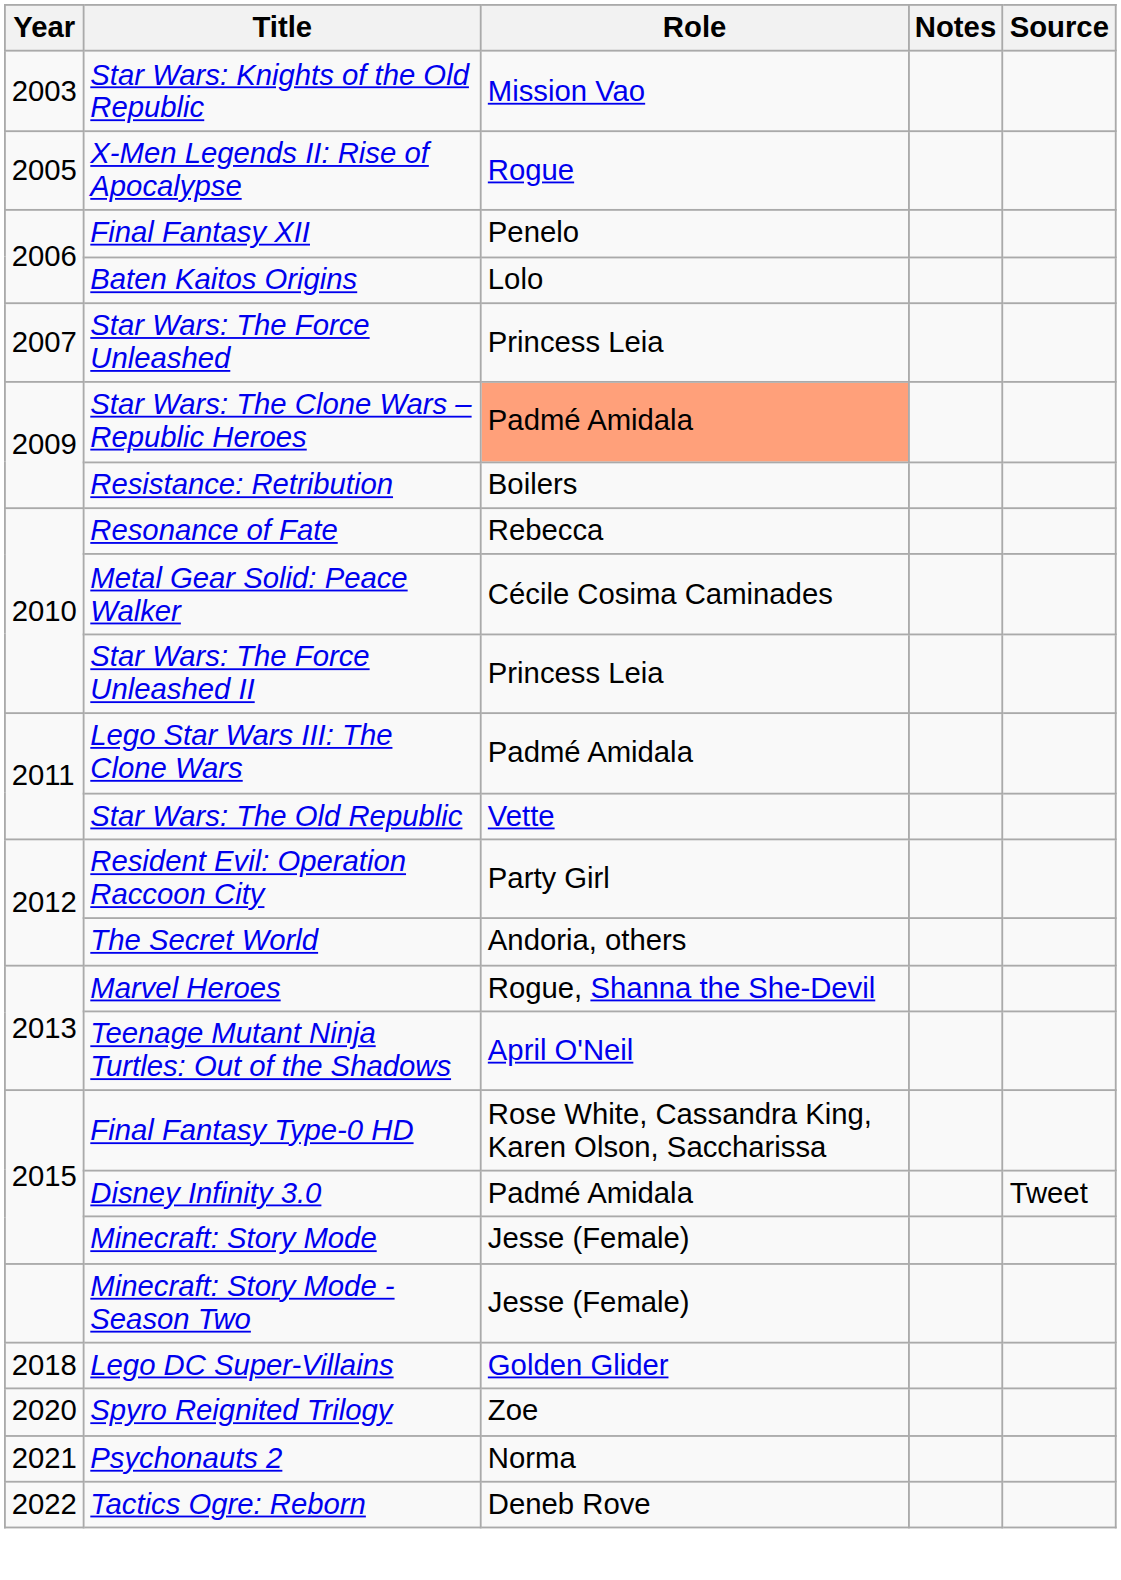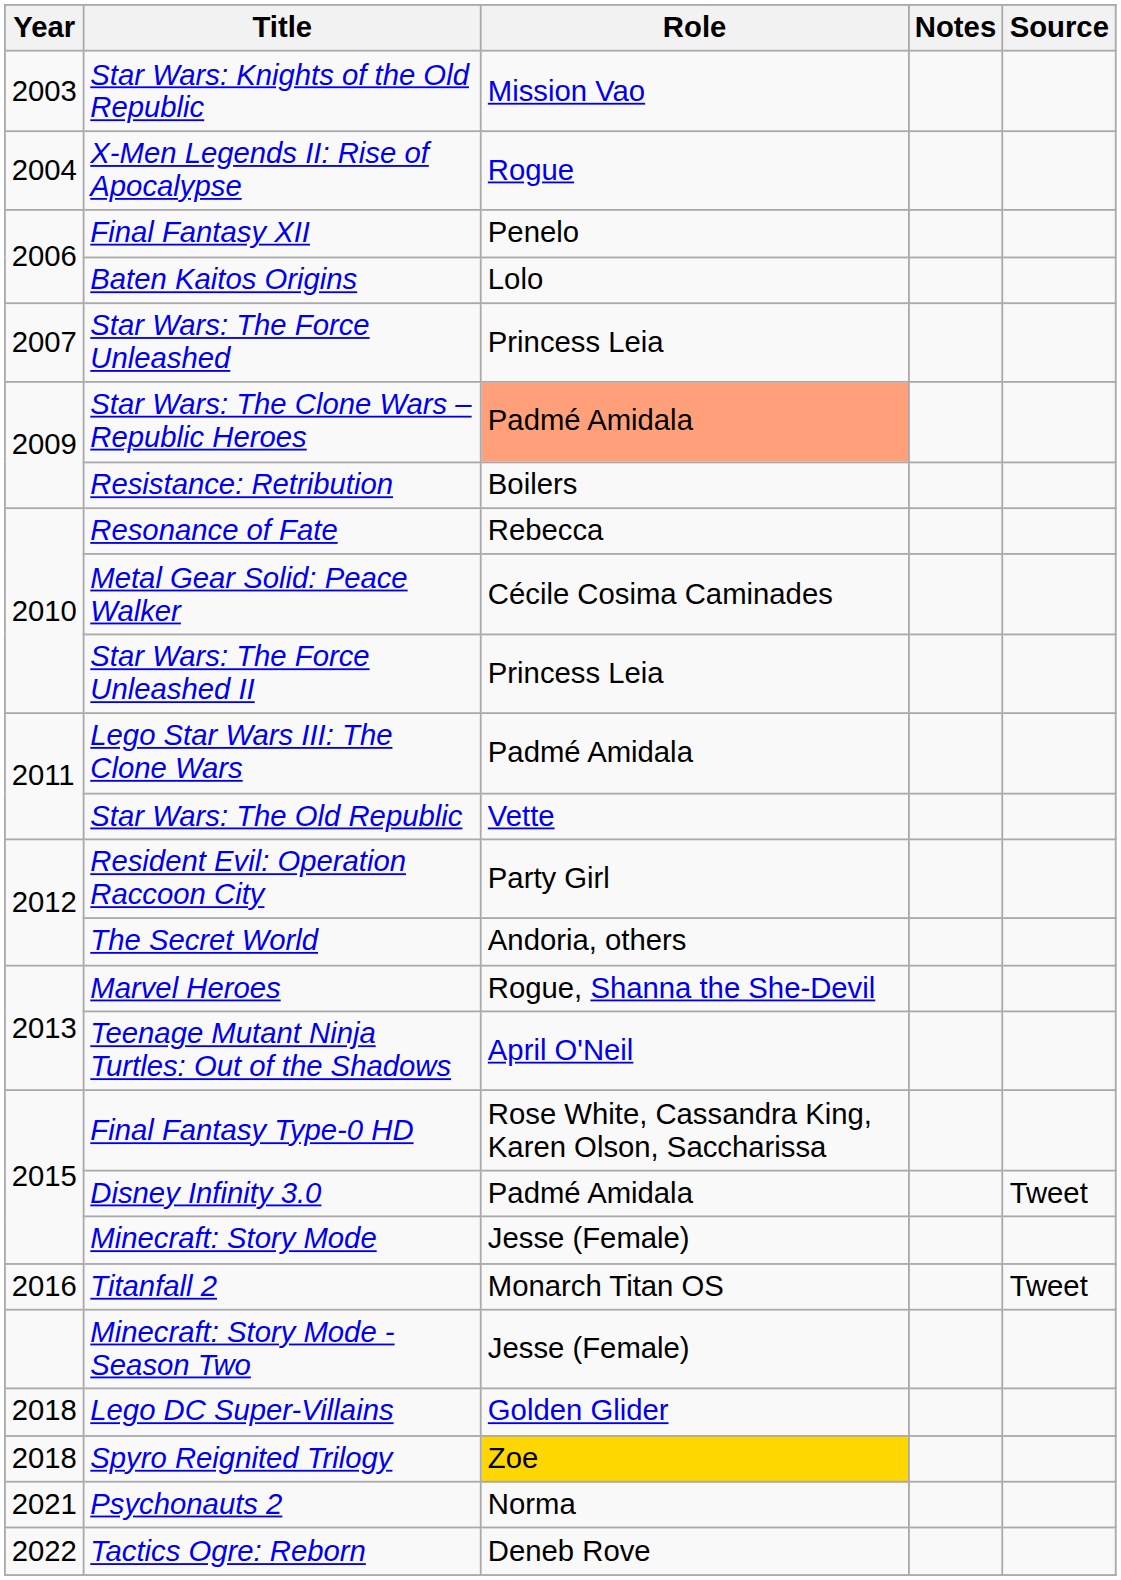(44, 170) 2005 -> (44, 170) 2004
+ row: (154, 1285)
(44, 1411) 2020 -> (44, 1458) 2018
(513, 1411) no background -> (513, 1458) gold background
